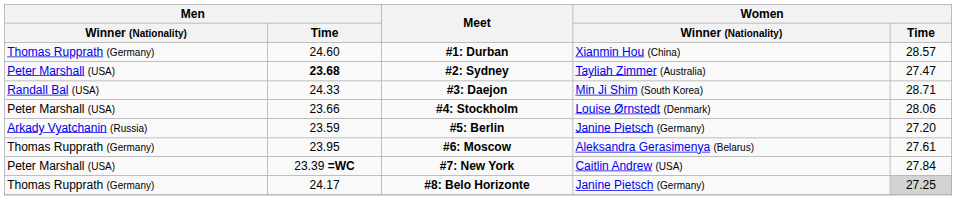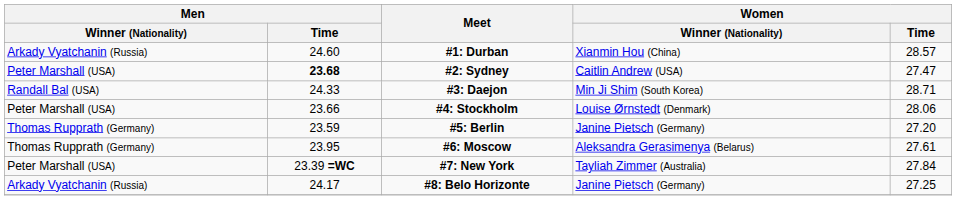(81, 52) Thomas Rupprath (Germany) -> (77, 52) Arkady Vyatchanin (Russia)
(641, 71) Tayliah Zimmer (Australia) -> (629, 71) Caitlin Andrew (USA)
(77, 128) Arkady Vyatchanin (Russia) -> (81, 128) Thomas Rupprath (Germany)
(629, 166) Caitlin Andrew (USA) -> (641, 166) Tayliah Zimmer (Australia)
(81, 185) Thomas Rupprath (Germany) -> (77, 185) Arkady Vyatchanin (Russia)
(921, 185) lightgrey background -> (921, 185) no background
